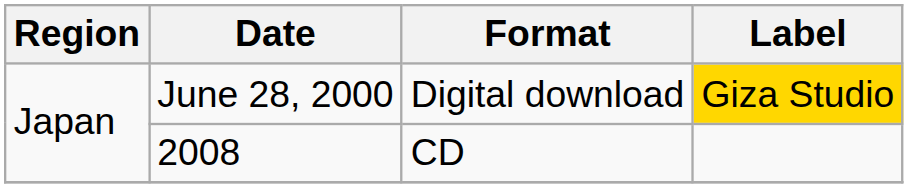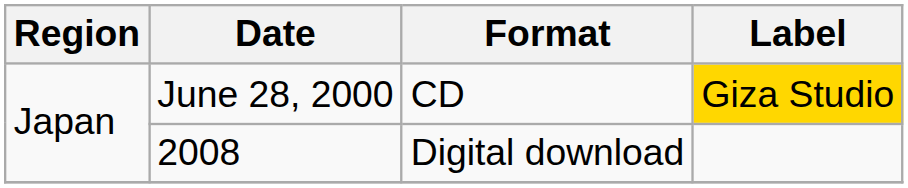(548, 93) Digital download -> (438, 93) CD
(438, 152) CD -> (548, 152) Digital download
